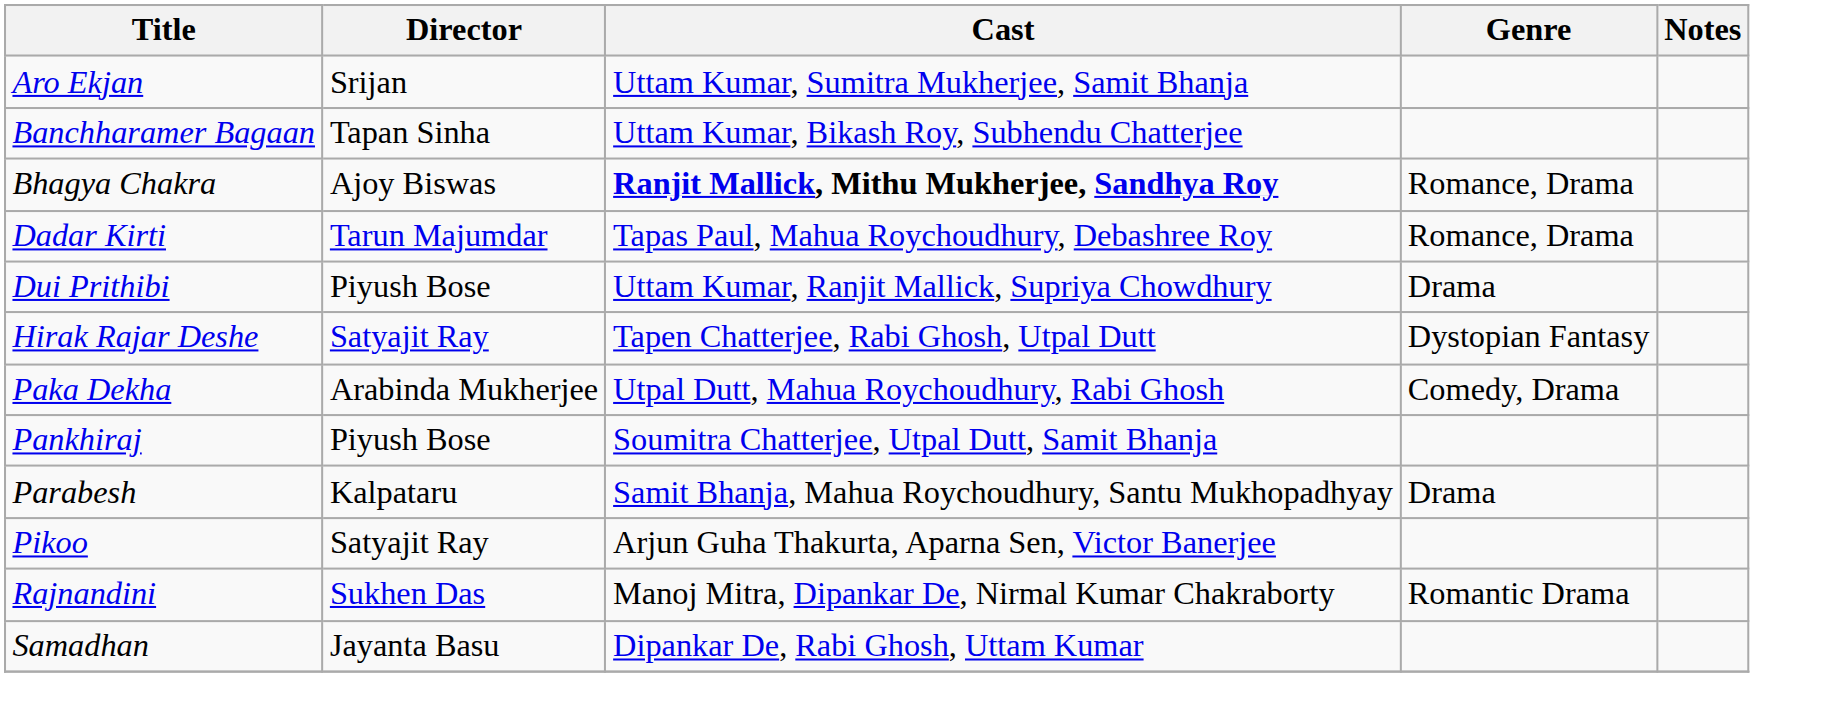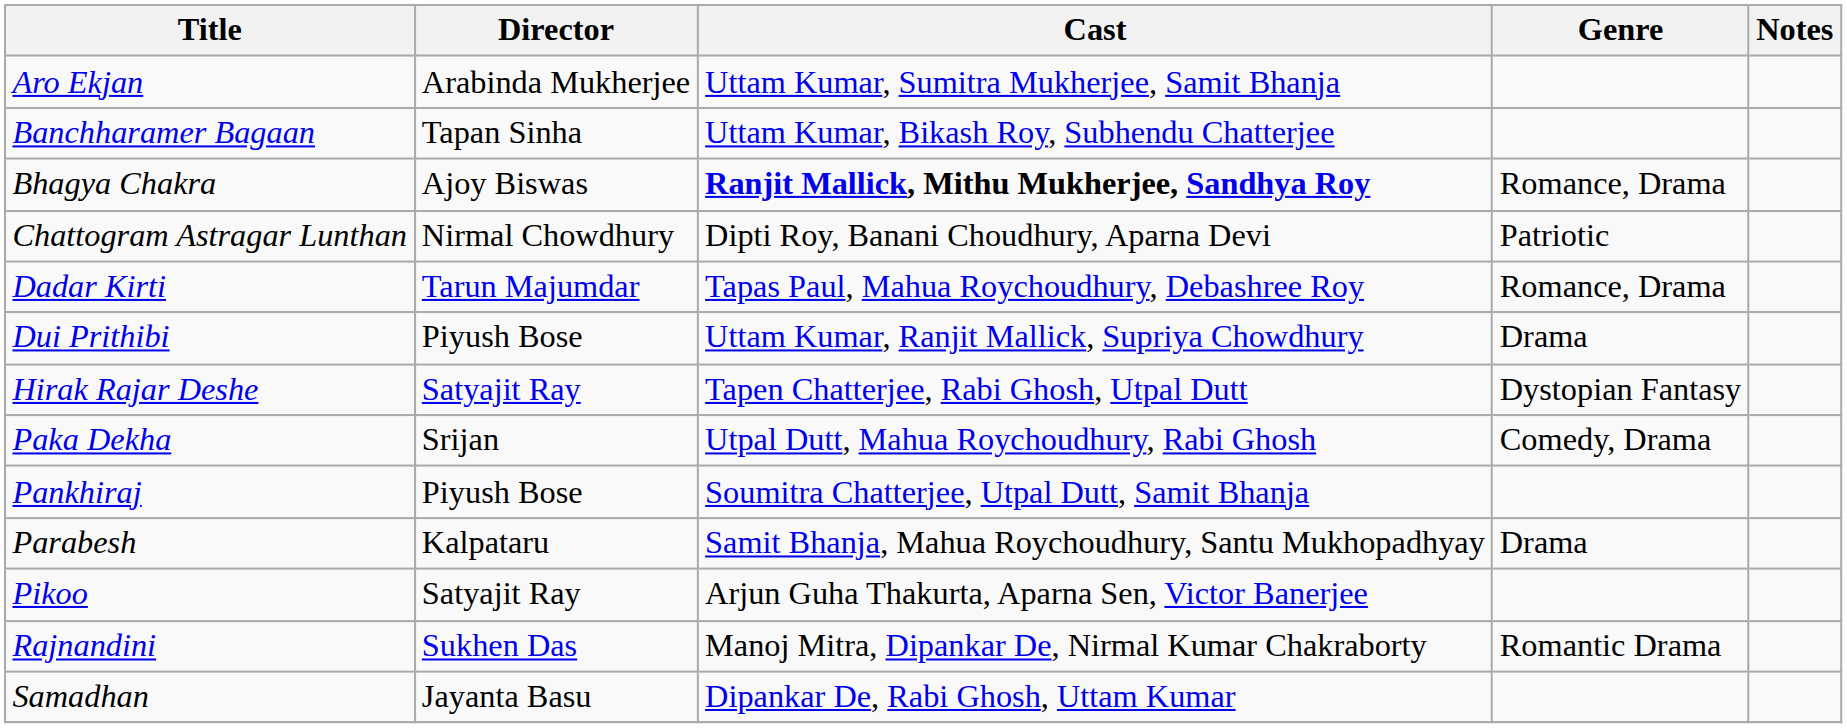(368, 81) Srijan -> (556, 81) Arabinda Mukherjee
+ row: (210, 235)
(464, 388) Arabinda Mukherjee -> (460, 440) Srijan
